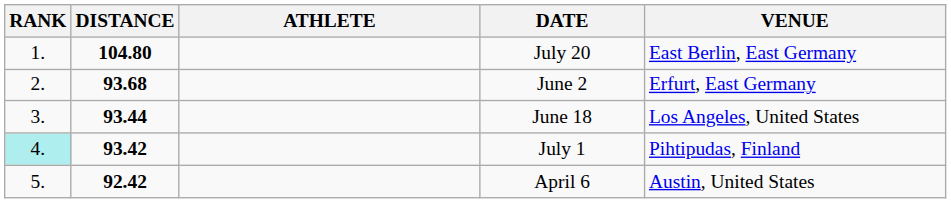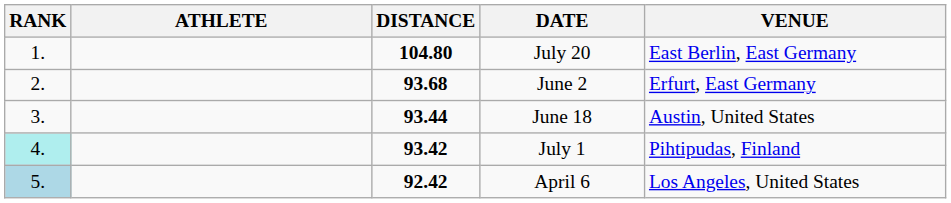columns swapped: (329, 20) <-> (125, 20)
(754, 117) Los Angeles, United States -> (732, 117) Austin, United States
(38, 181) no background -> (38, 181) lightblue background
(732, 181) Austin, United States -> (754, 181) Los Angeles, United States
